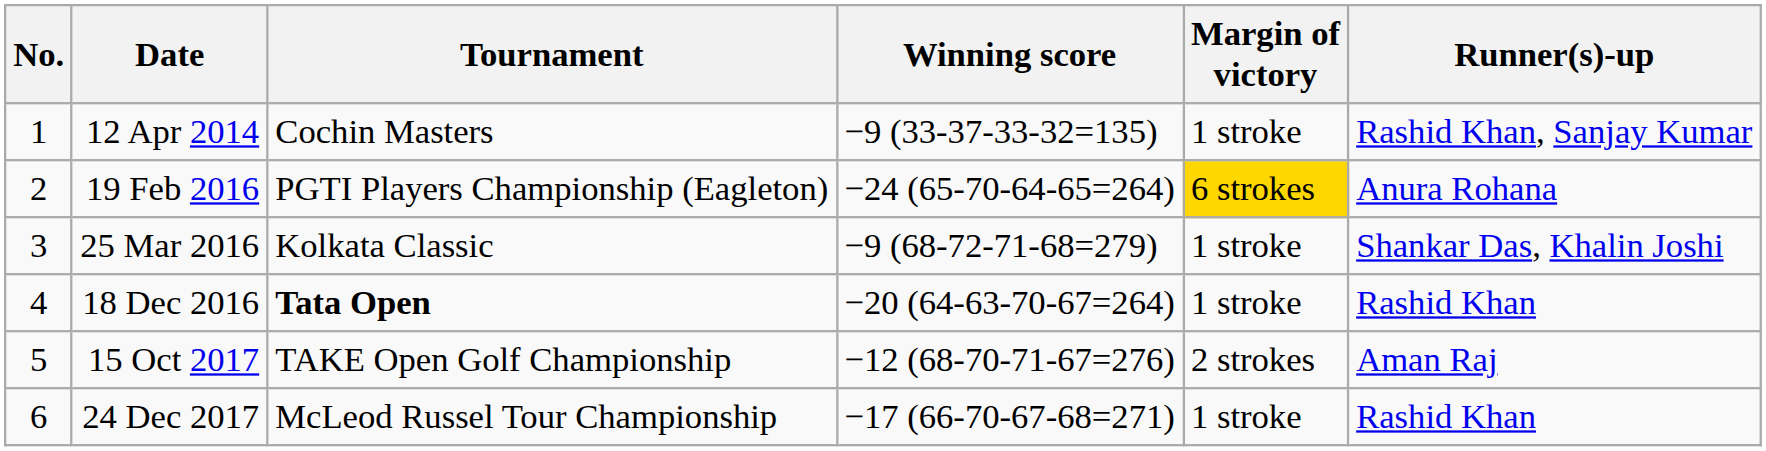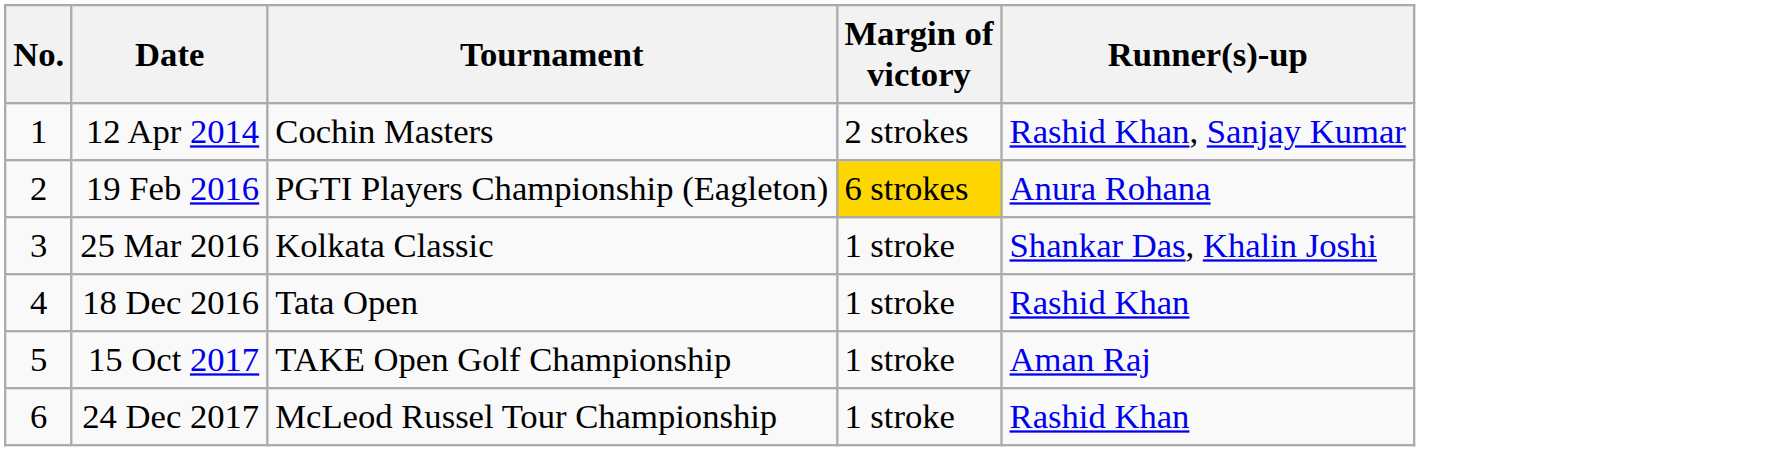- column: (1010, 53)
(1246, 131) 1 stroke -> (906, 131) 2 strokes
(353, 302) bold -> (347, 302) normal
(1253, 360) 2 strokes -> (900, 360) 1 stroke
